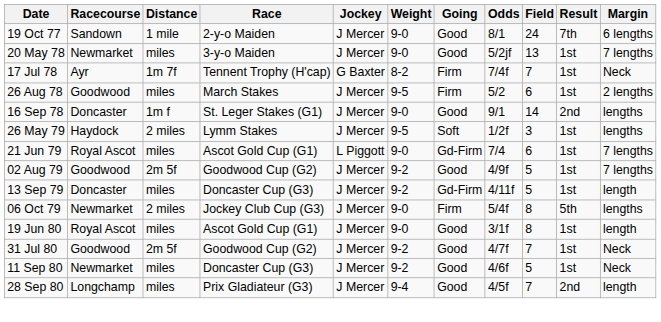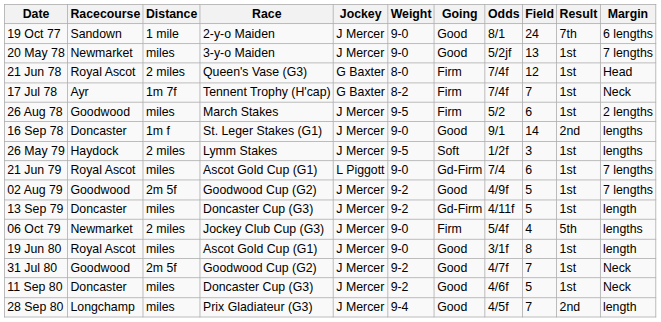+ row: (34, 72)
(529, 209) 8 -> (529, 229) 4
(102, 268) Newmarket -> (99, 287) Doncaster
